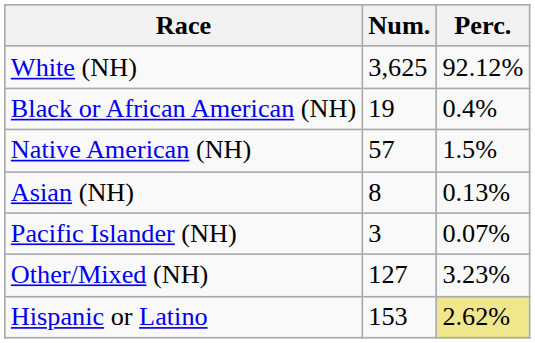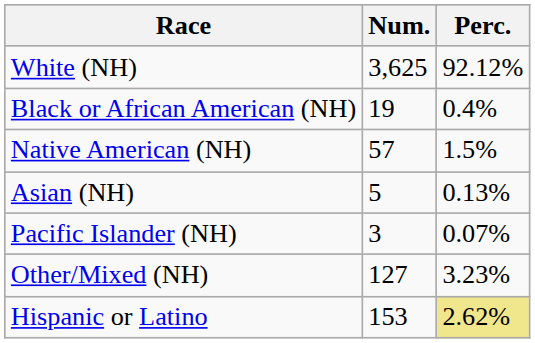(375, 191) 8 -> (375, 191) 5
